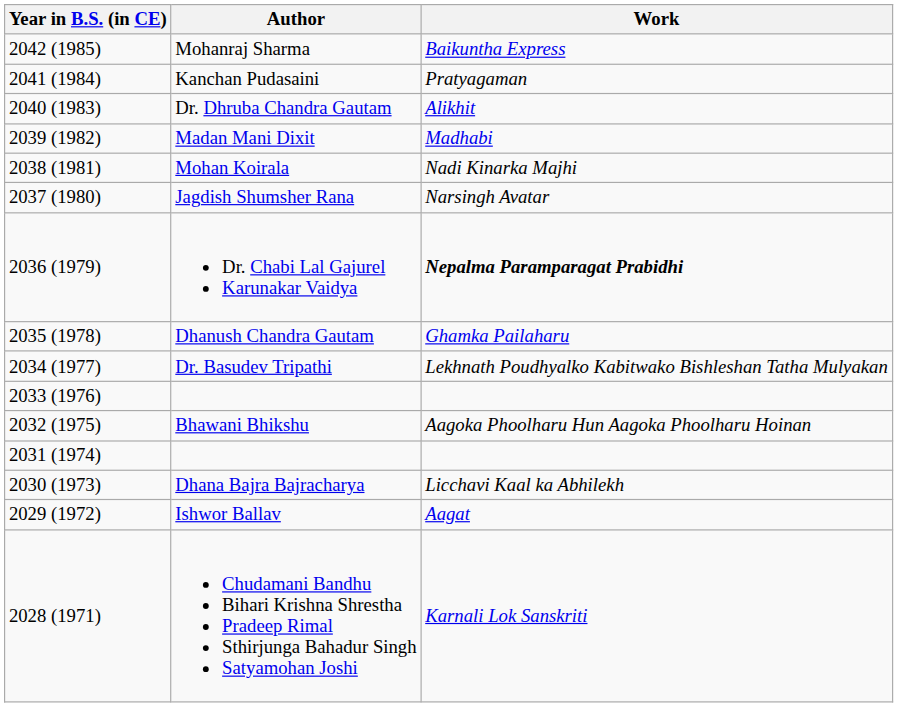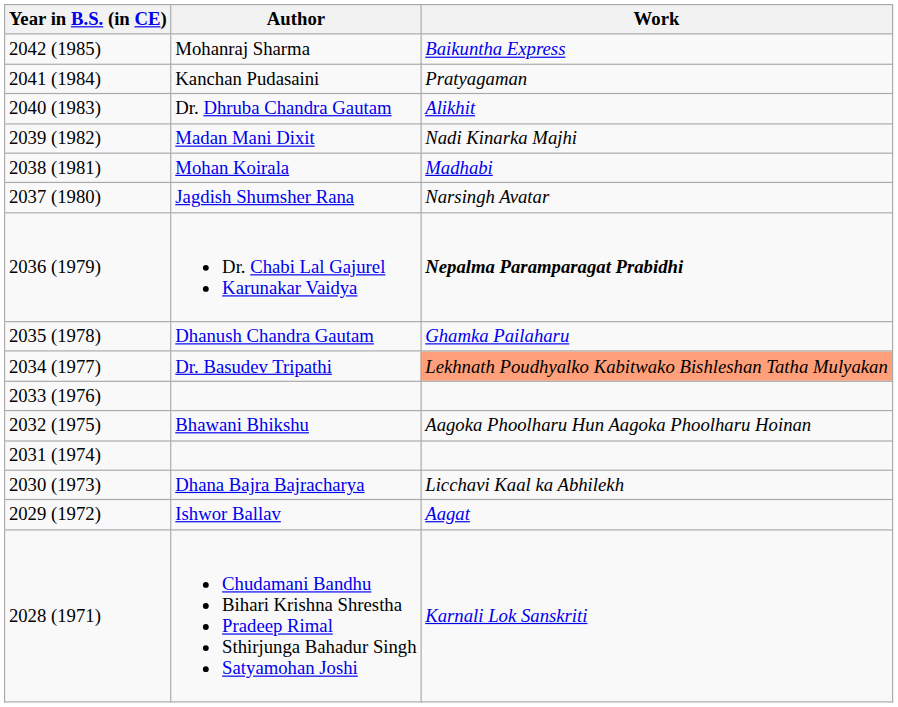(459, 138) Madhabi -> (501, 138) Nadi Kinarka Majhi
(501, 167) Nadi Kinarka Majhi -> (459, 167) Madhabi
(657, 366) no background -> (657, 366) lightsalmon background
